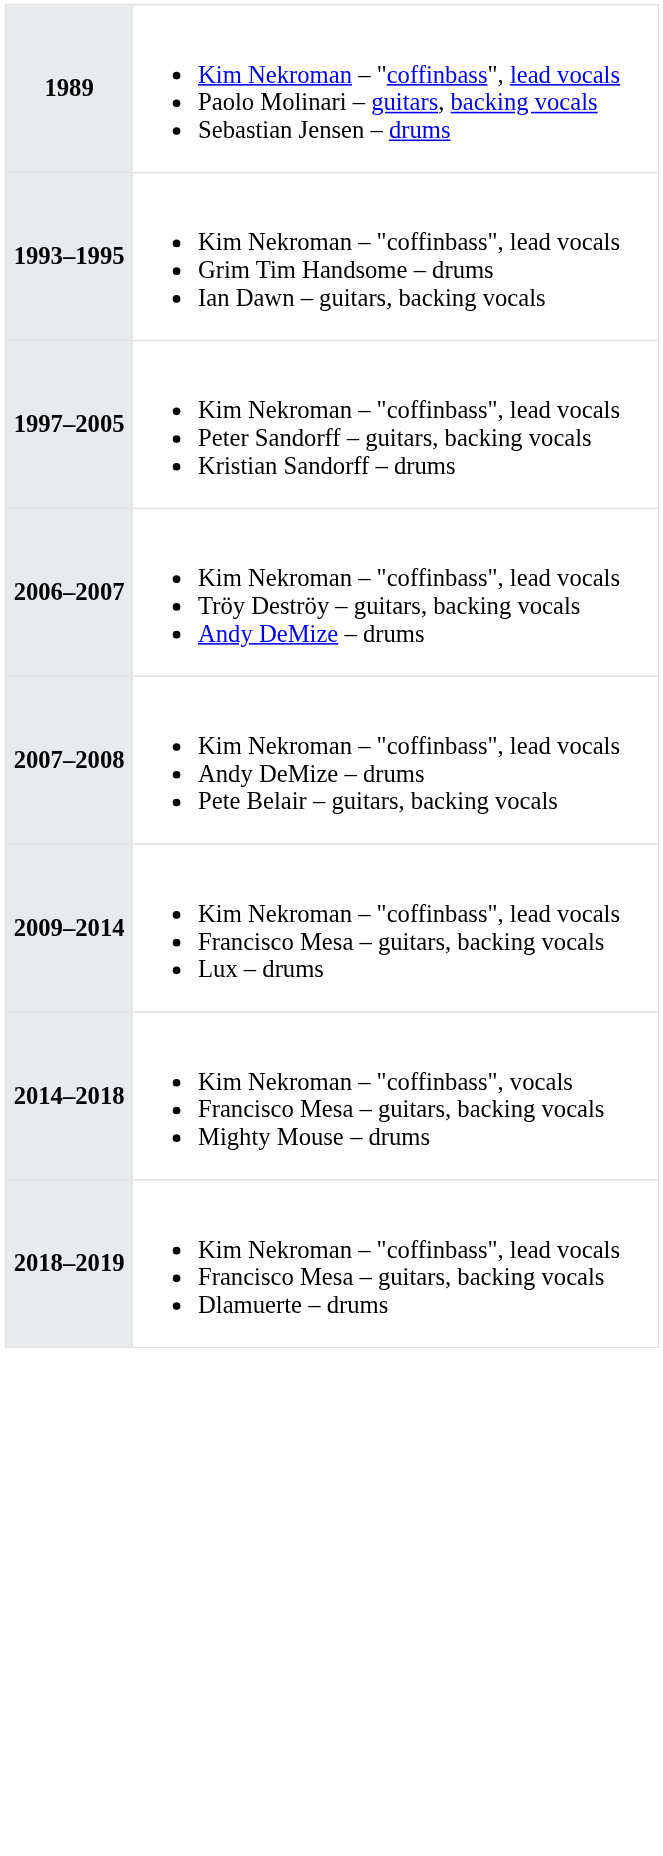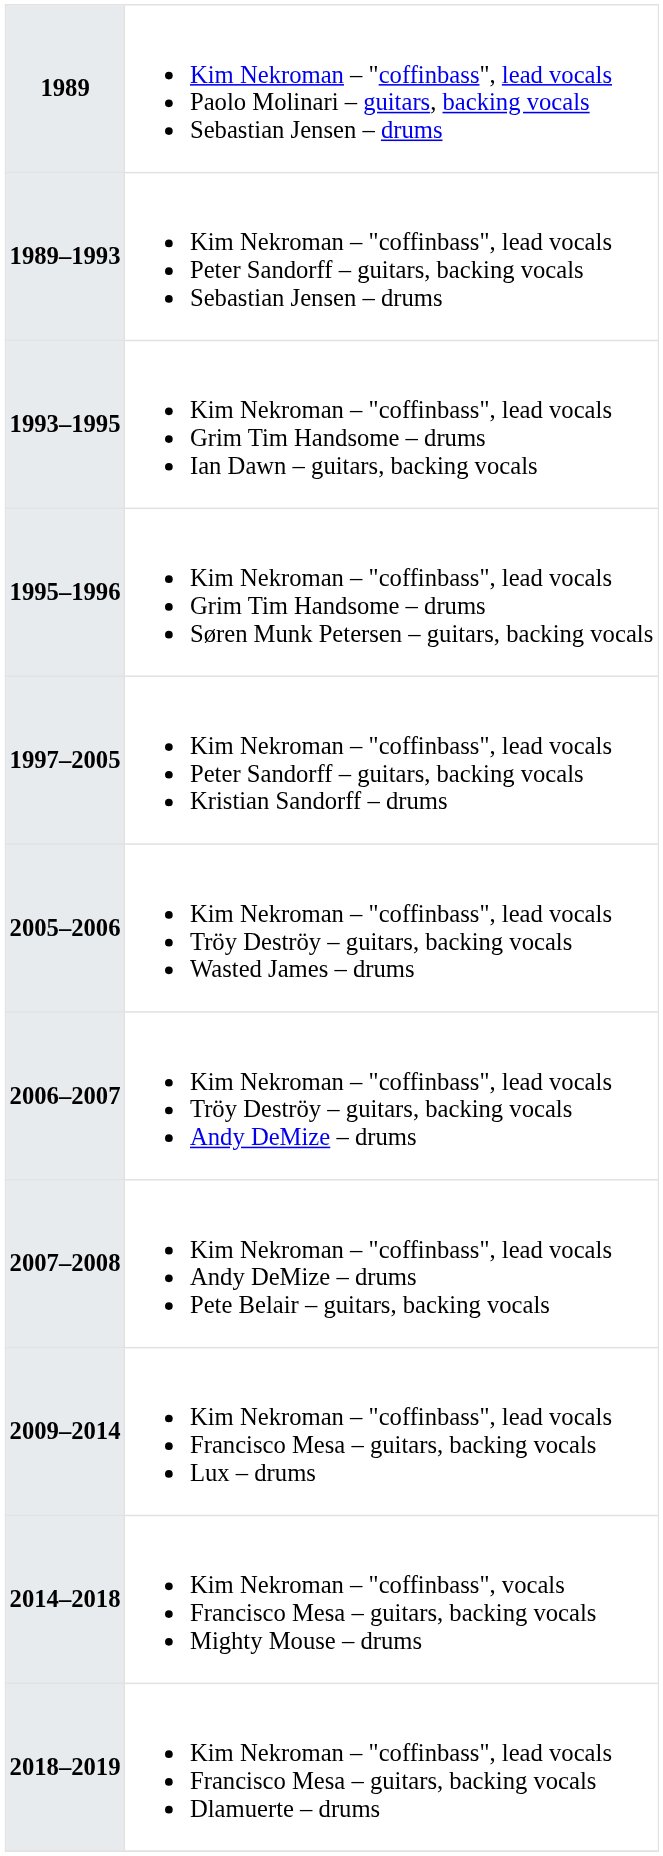+ row: (65, 256)
+ row: (65, 592)
+ row: (65, 927)
